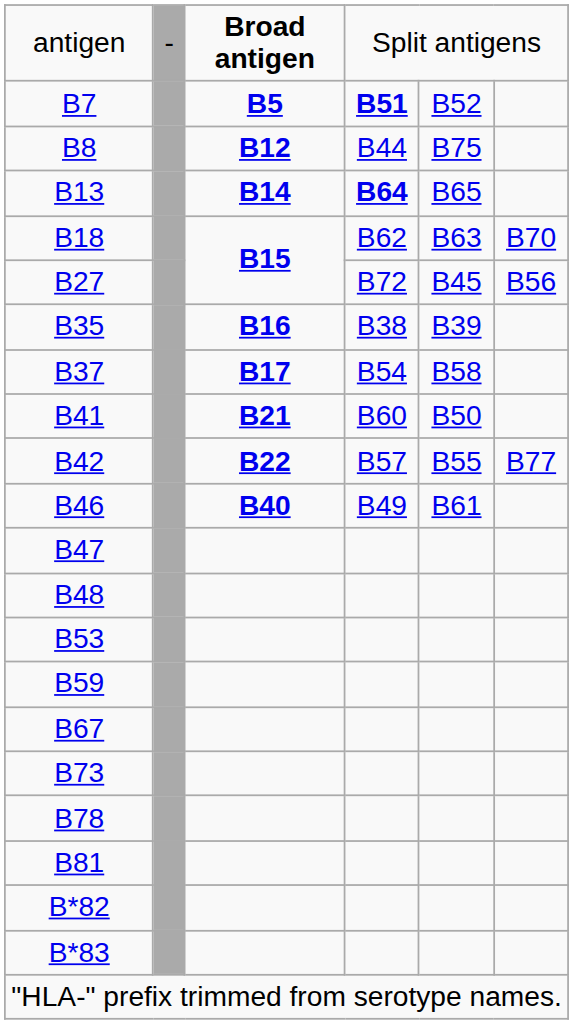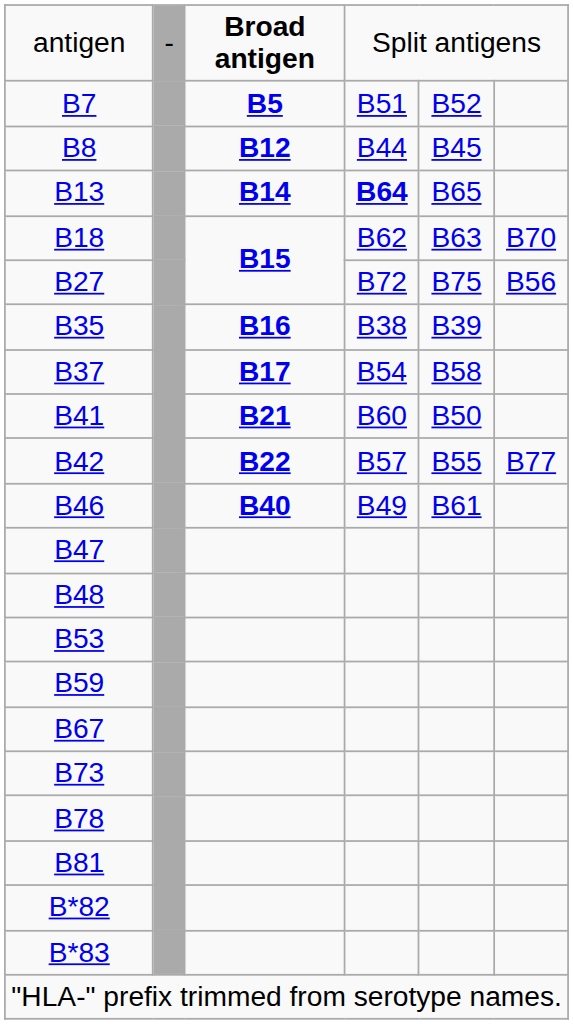(382, 103) bold -> (382, 103) normal
(456, 147) B75 -> (456, 147) B45
(456, 281) B45 -> (456, 281) B75
